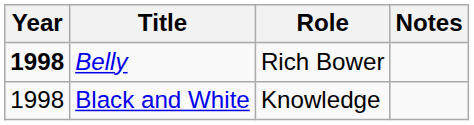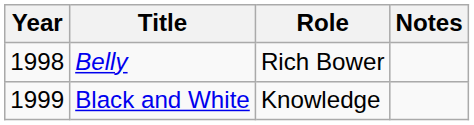(37, 61) bold -> (37, 61) normal
(37, 100) 1998 -> (37, 100) 1999
